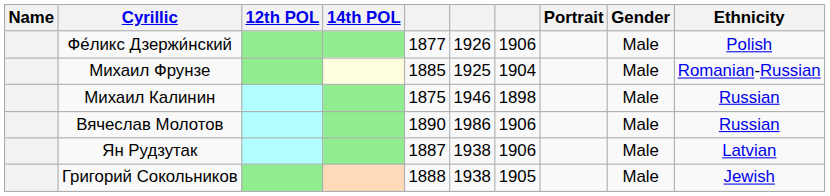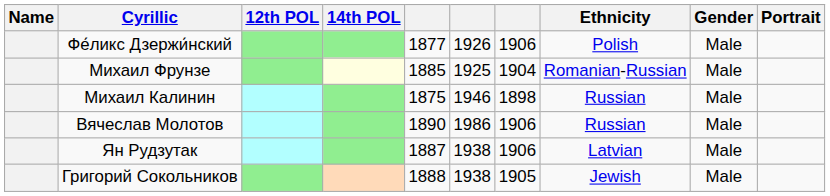columns swapped: (749, 17) <-> (574, 17)
